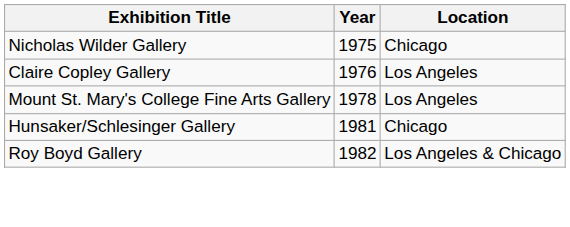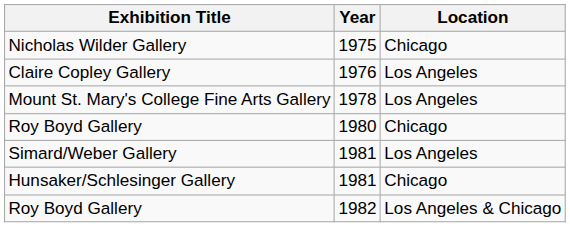+ row: (75, 126)
+ row: (93, 153)
